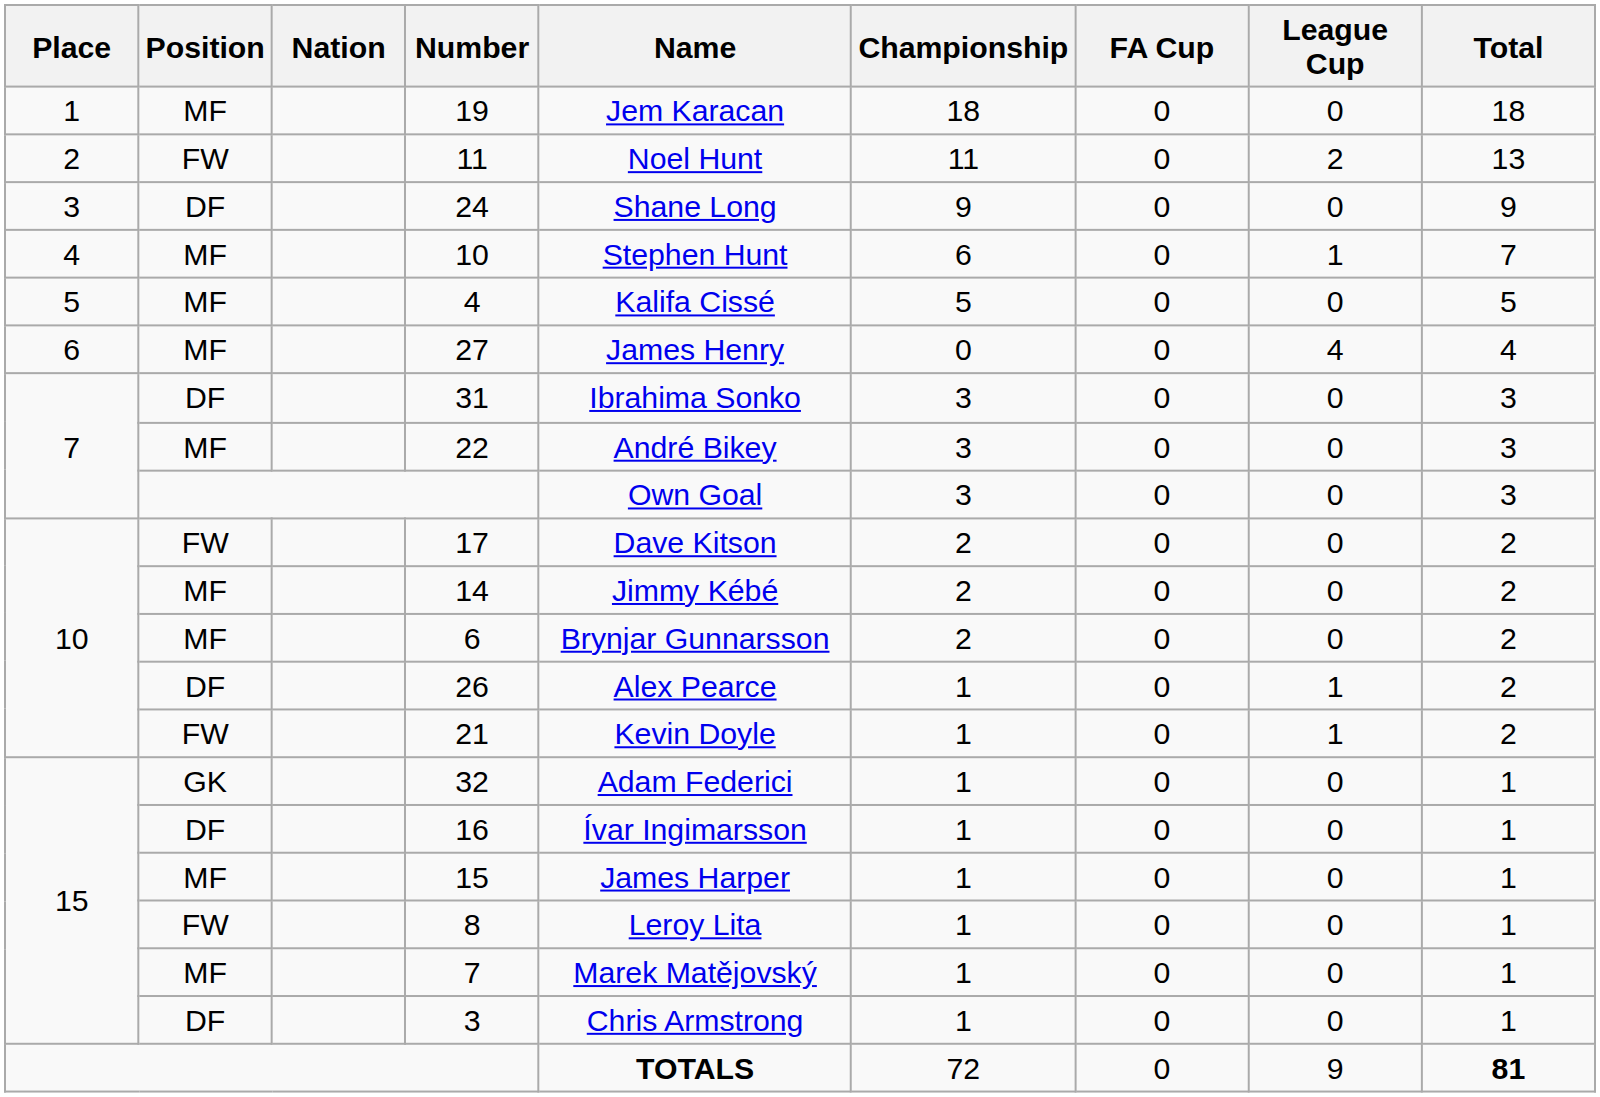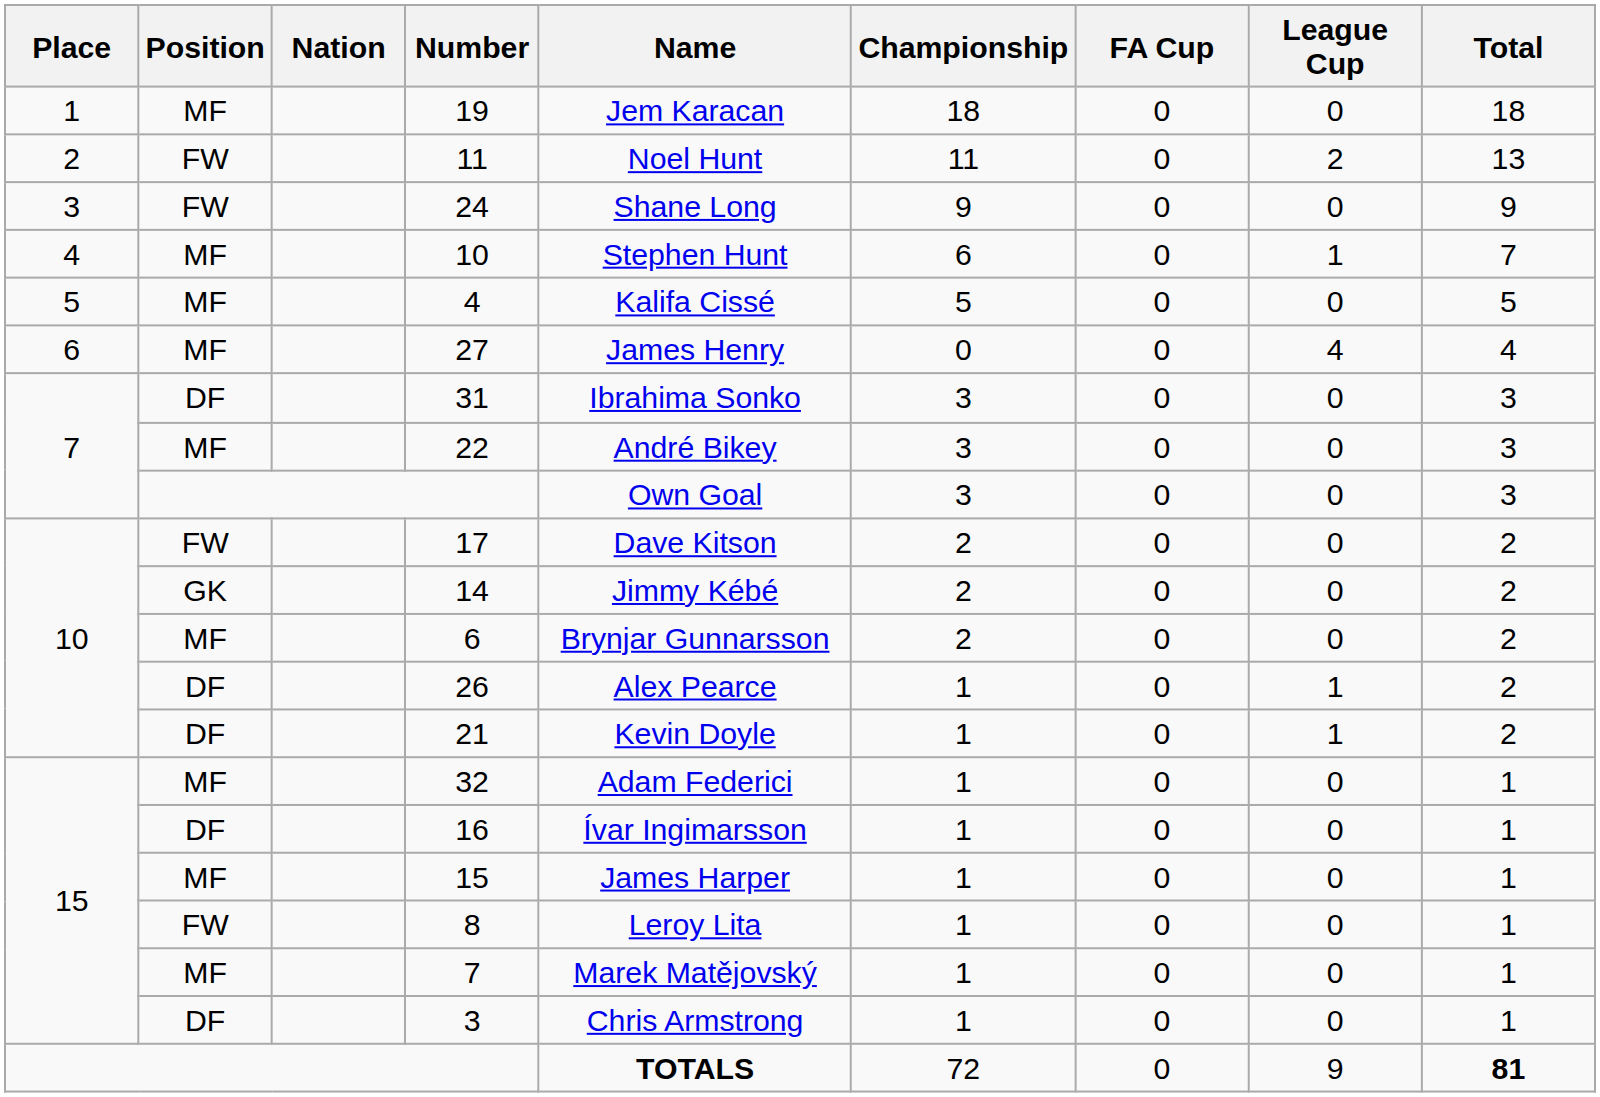(205, 207) DF -> (205, 207) FW
(205, 590) MF -> (205, 590) GK
(205, 733) FW -> (205, 733) DF
(205, 781) GK -> (205, 781) MF
